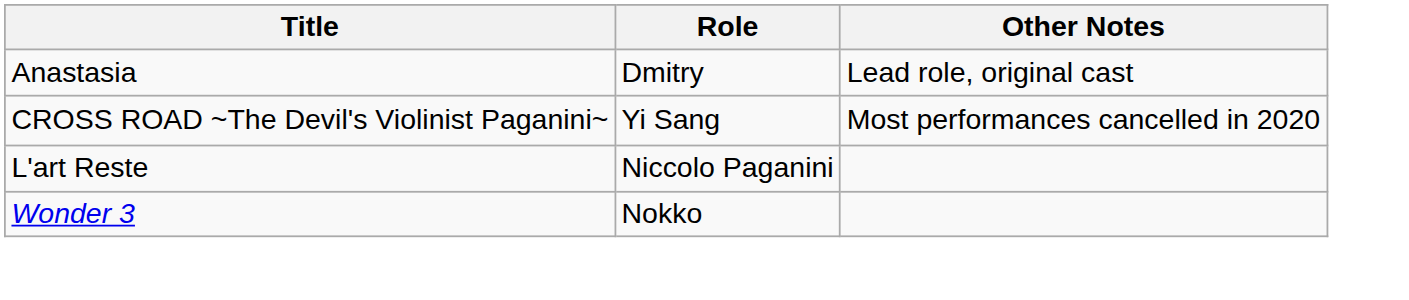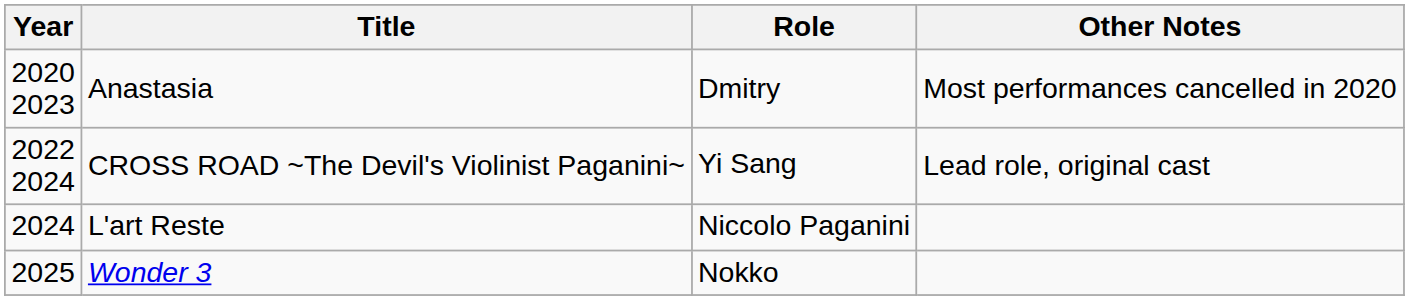+ column: (43, 27)
(990, 72) Lead role, original cast -> (1160, 88) Most performances cancelled in 2020
(1083, 120) Most performances cancelled in 2020 -> (1067, 165) Lead role, original cast
